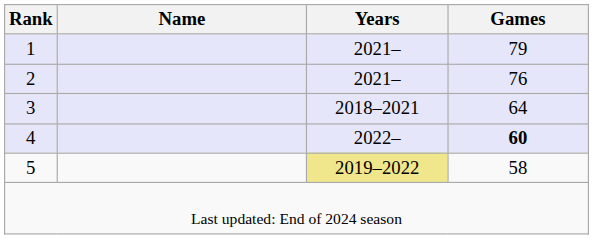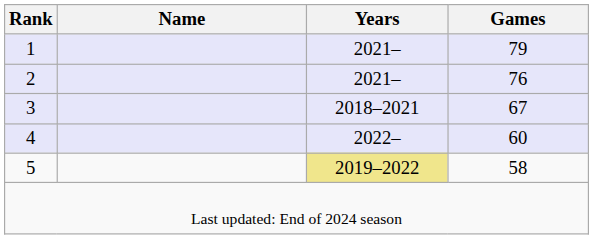(518, 108) 64 -> (518, 108) 67
(518, 138) bold -> (518, 138) normal
